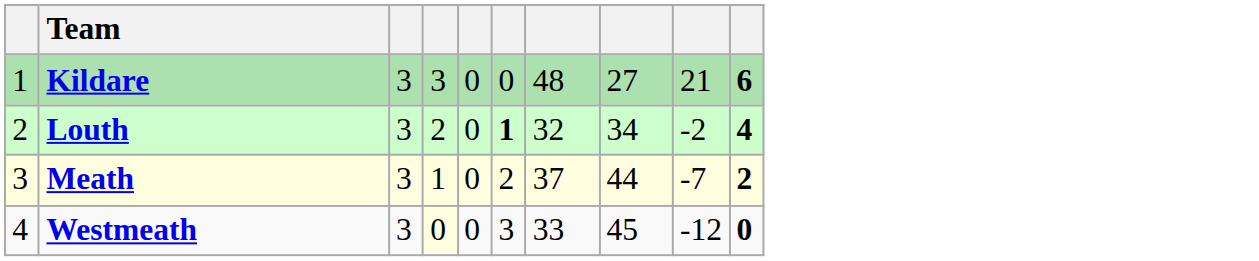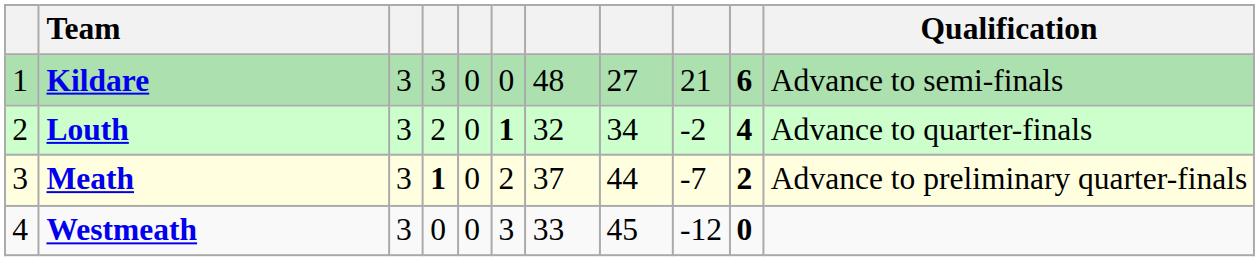+ column: (1009, 29)
(438, 179) normal -> (438, 179) bold
(438, 229) lightyellow background -> (438, 229) no background
